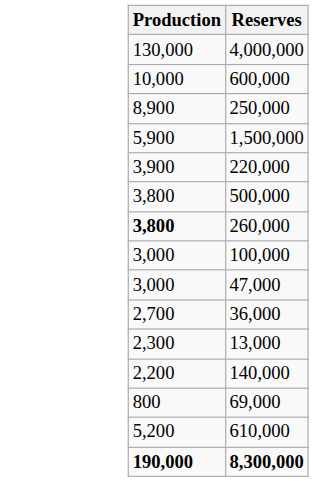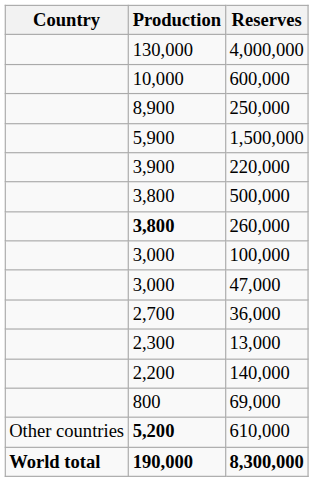+ column: (67, 20)
(154, 432) normal -> (154, 432) bold
